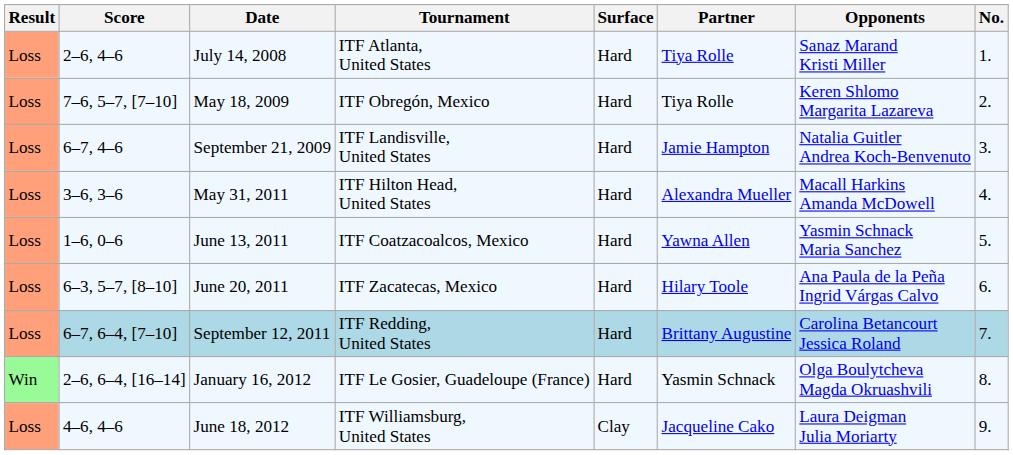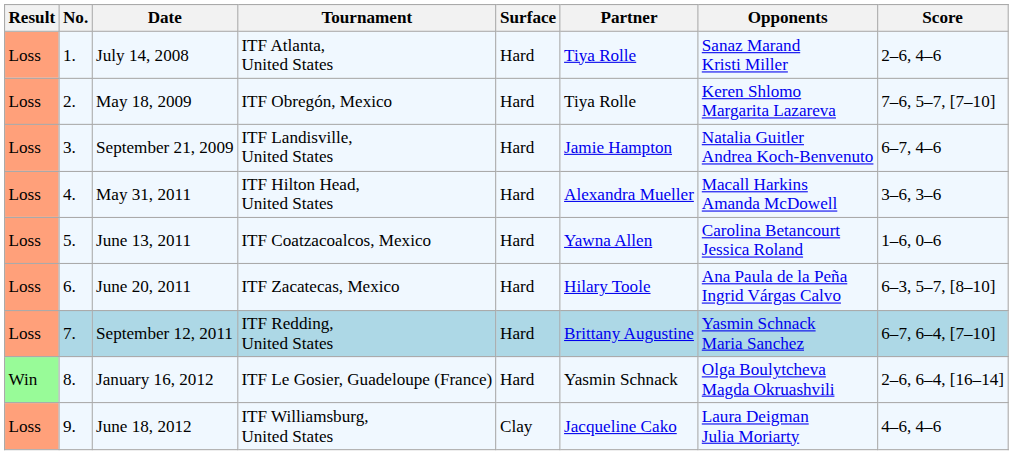columns swapped: (991, 18) <-> (124, 18)
(856, 240) Yasmin Schnack Maria Sanchez -> (771, 240) Carolina Betancourt Jessica Roland
(868, 333) Carolina Betancourt Jessica Roland -> (759, 333) Yasmin Schnack Maria Sanchez
